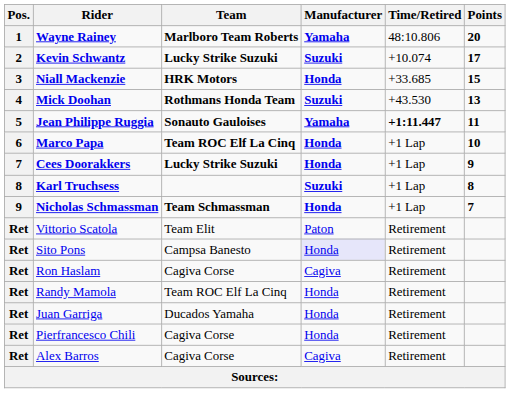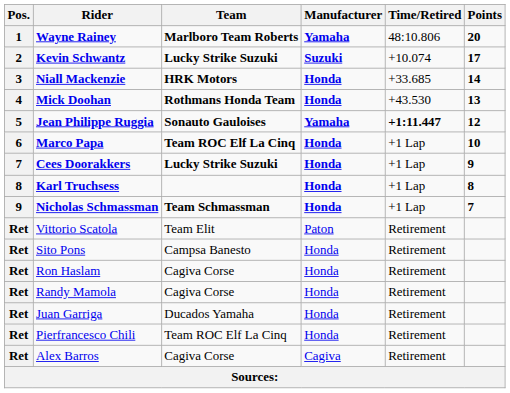(474, 79) 15 -> (474, 79) 14
(323, 100) Suzuki -> (323, 100) Honda
(474, 121) 11 -> (474, 121) 12
(323, 185) Suzuki -> (323, 185) Honda
(321, 249) lavender background -> (321, 249) no background
(322, 270) Cagiva -> (321, 270) Honda
(226, 292) Team ROC Elf La Cinq -> (199, 292) Cagiva Corse
(199, 334) Cagiva Corse -> (226, 334) Team ROC Elf La Cinq
